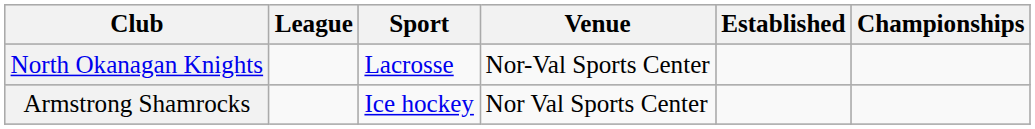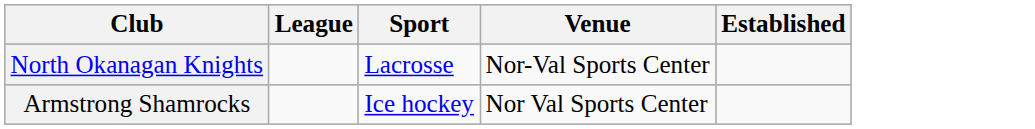- column: (941, 24)
